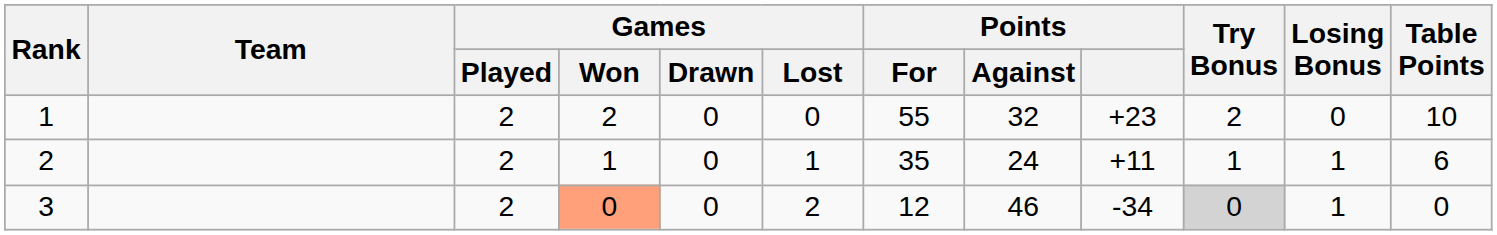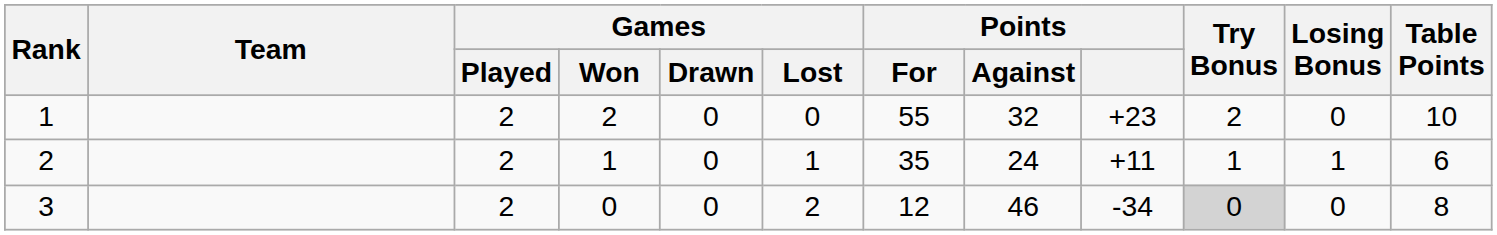(609, 206) lightsalmon background -> (609, 206) no background
(1338, 206) 1 -> (1338, 206) 0
(1441, 206) 0 -> (1441, 206) 8
